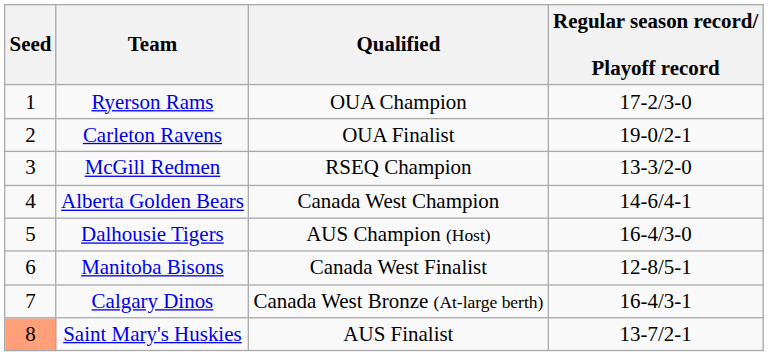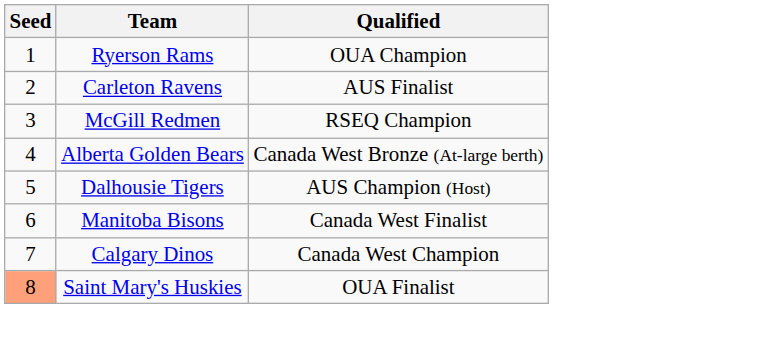- column: (656, 44)
(398, 134) OUA Finalist -> (398, 87) AUS Finalist
(398, 201) Canada West Champion -> (398, 154) Canada West Bronze (At-large berth)
(398, 300) Canada West Bronze (At-large berth) -> (398, 253) Canada West Champion
(398, 334) AUS Finalist -> (398, 287) OUA Finalist
